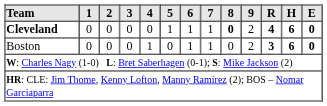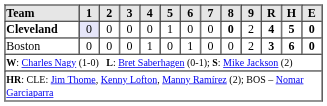(89, 29) no background -> (89, 29) lavender background
(190, 29) 1 -> (190, 29) 0
(211, 29) 1 -> (211, 29) 0
(291, 29) 6 -> (291, 29) 5
(211, 46) 1 -> (211, 46) 0
